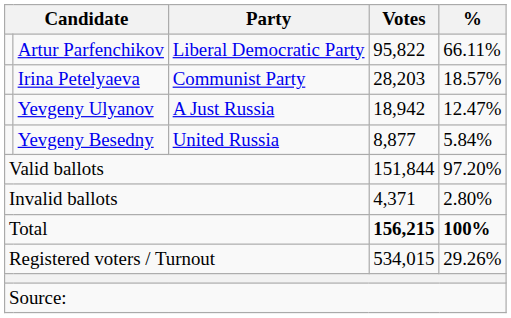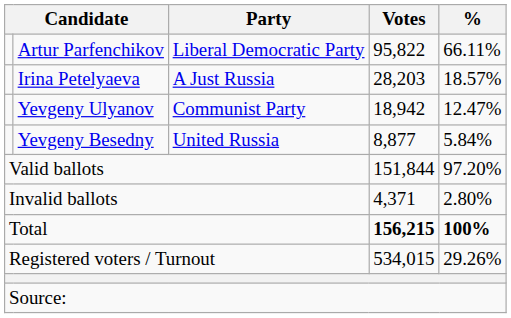(239, 79) Communist Party -> (224, 79) A Just Russia
(224, 109) A Just Russia -> (239, 109) Communist Party
